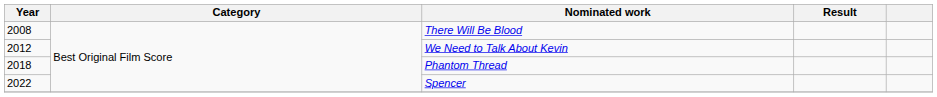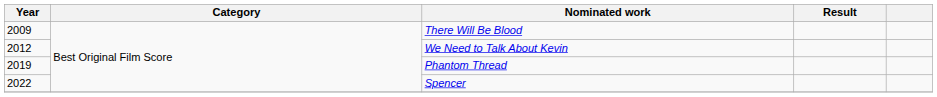(19, 30) 2008 -> (19, 30) 2009
(19, 65) 2018 -> (19, 65) 2019
